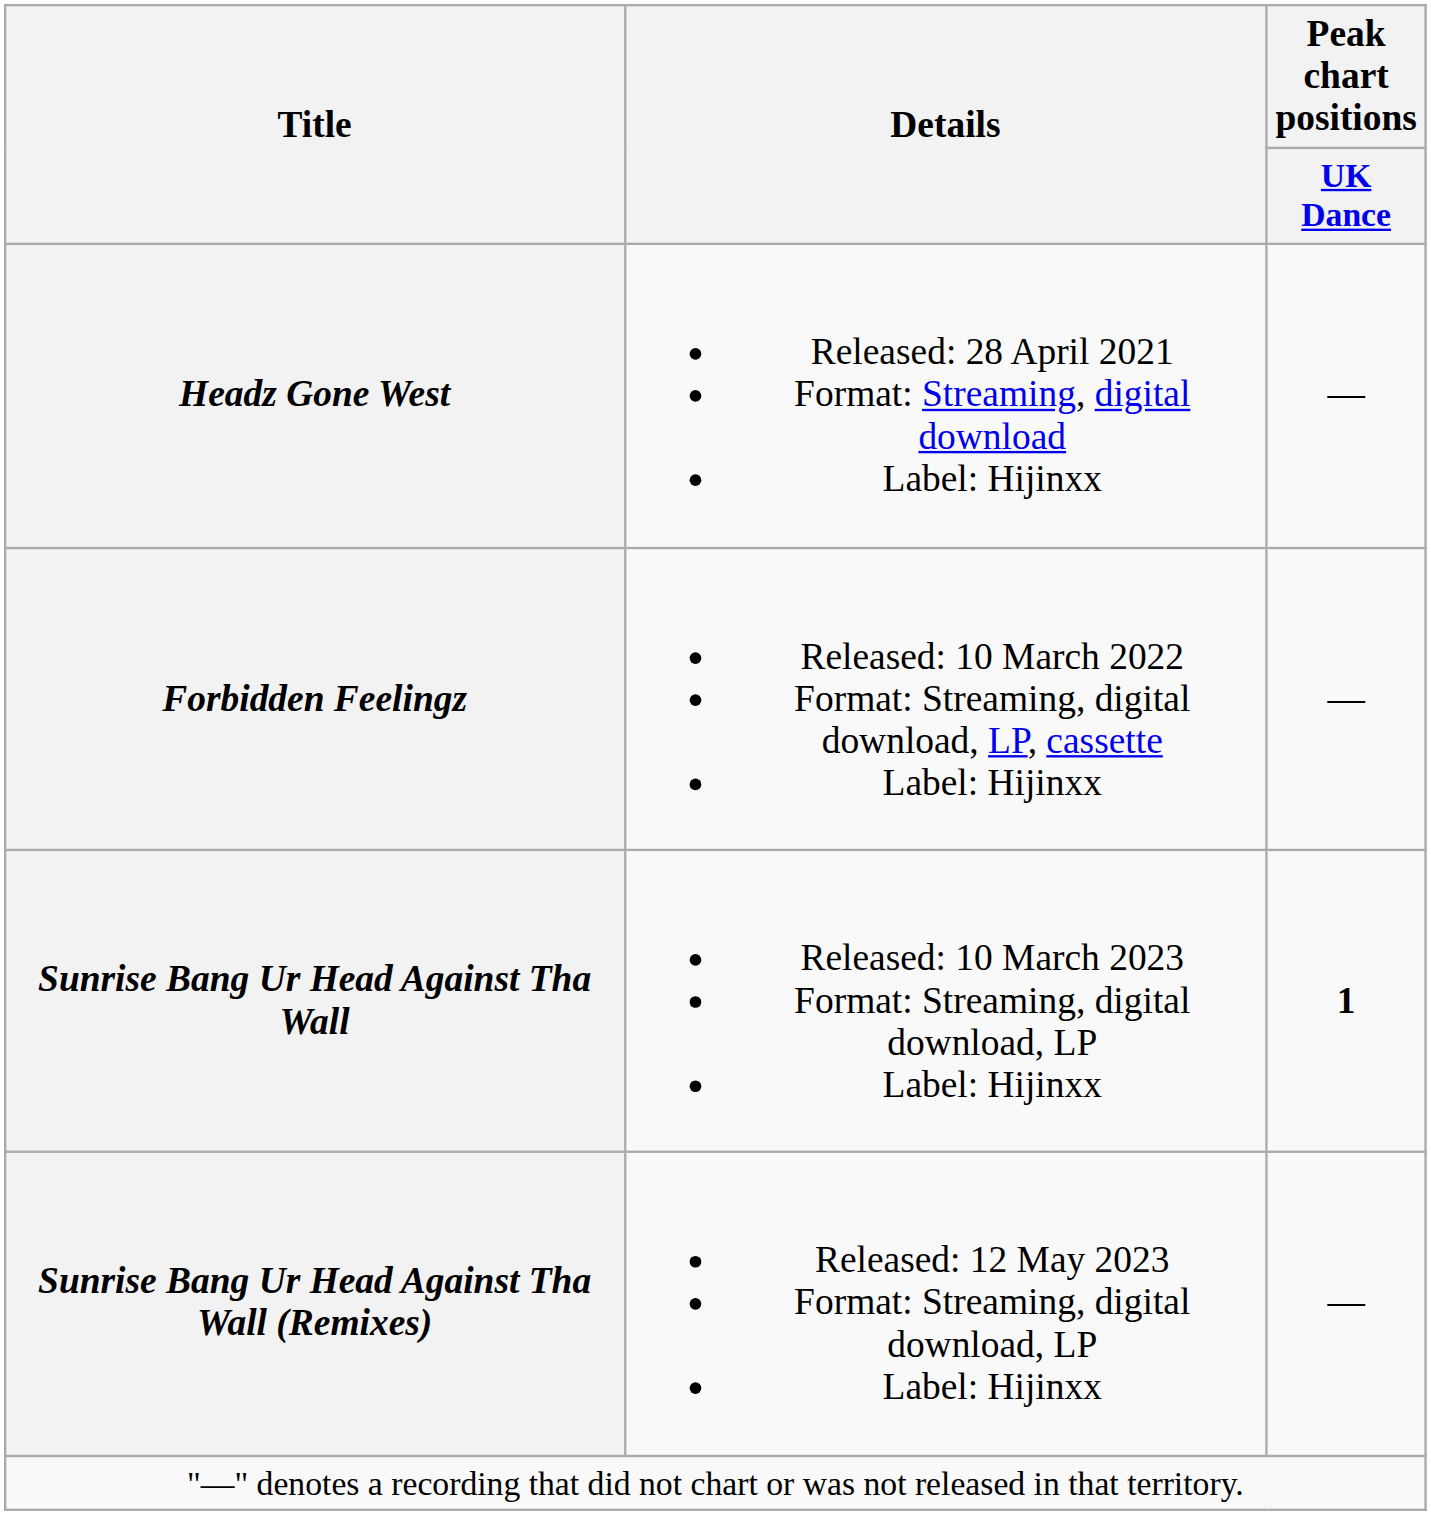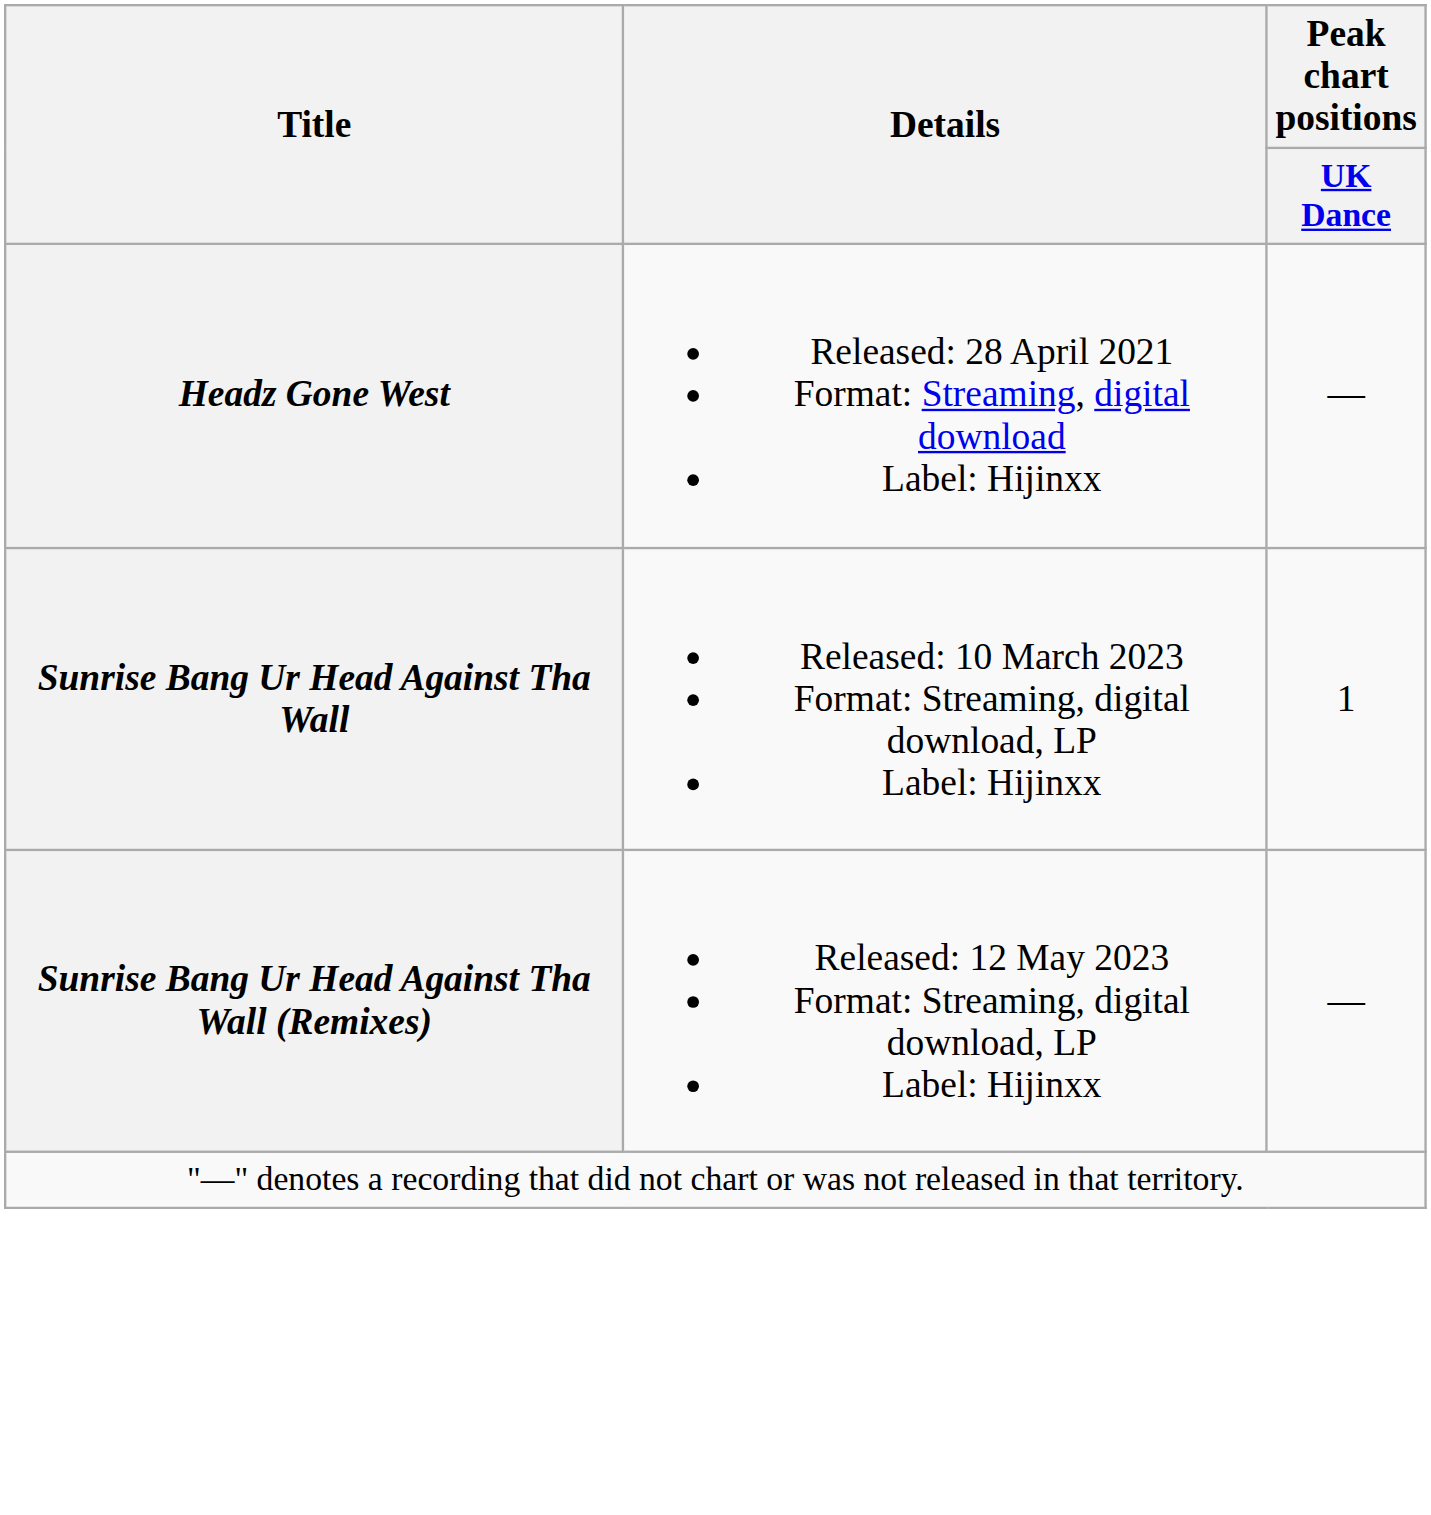- row: (315, 697)
(1346, 1000) bold -> (1346, 697) normal
